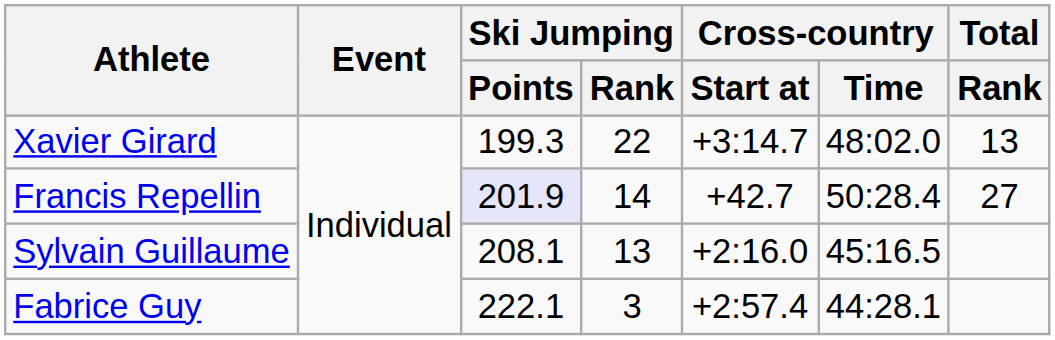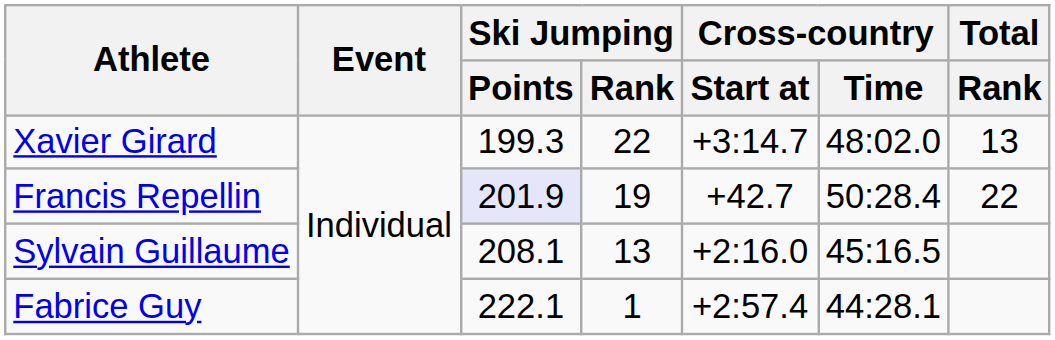(632, 197) 14 -> (632, 197) 19
(999, 197) 27 -> (999, 197) 22
(632, 306) 3 -> (632, 306) 1
